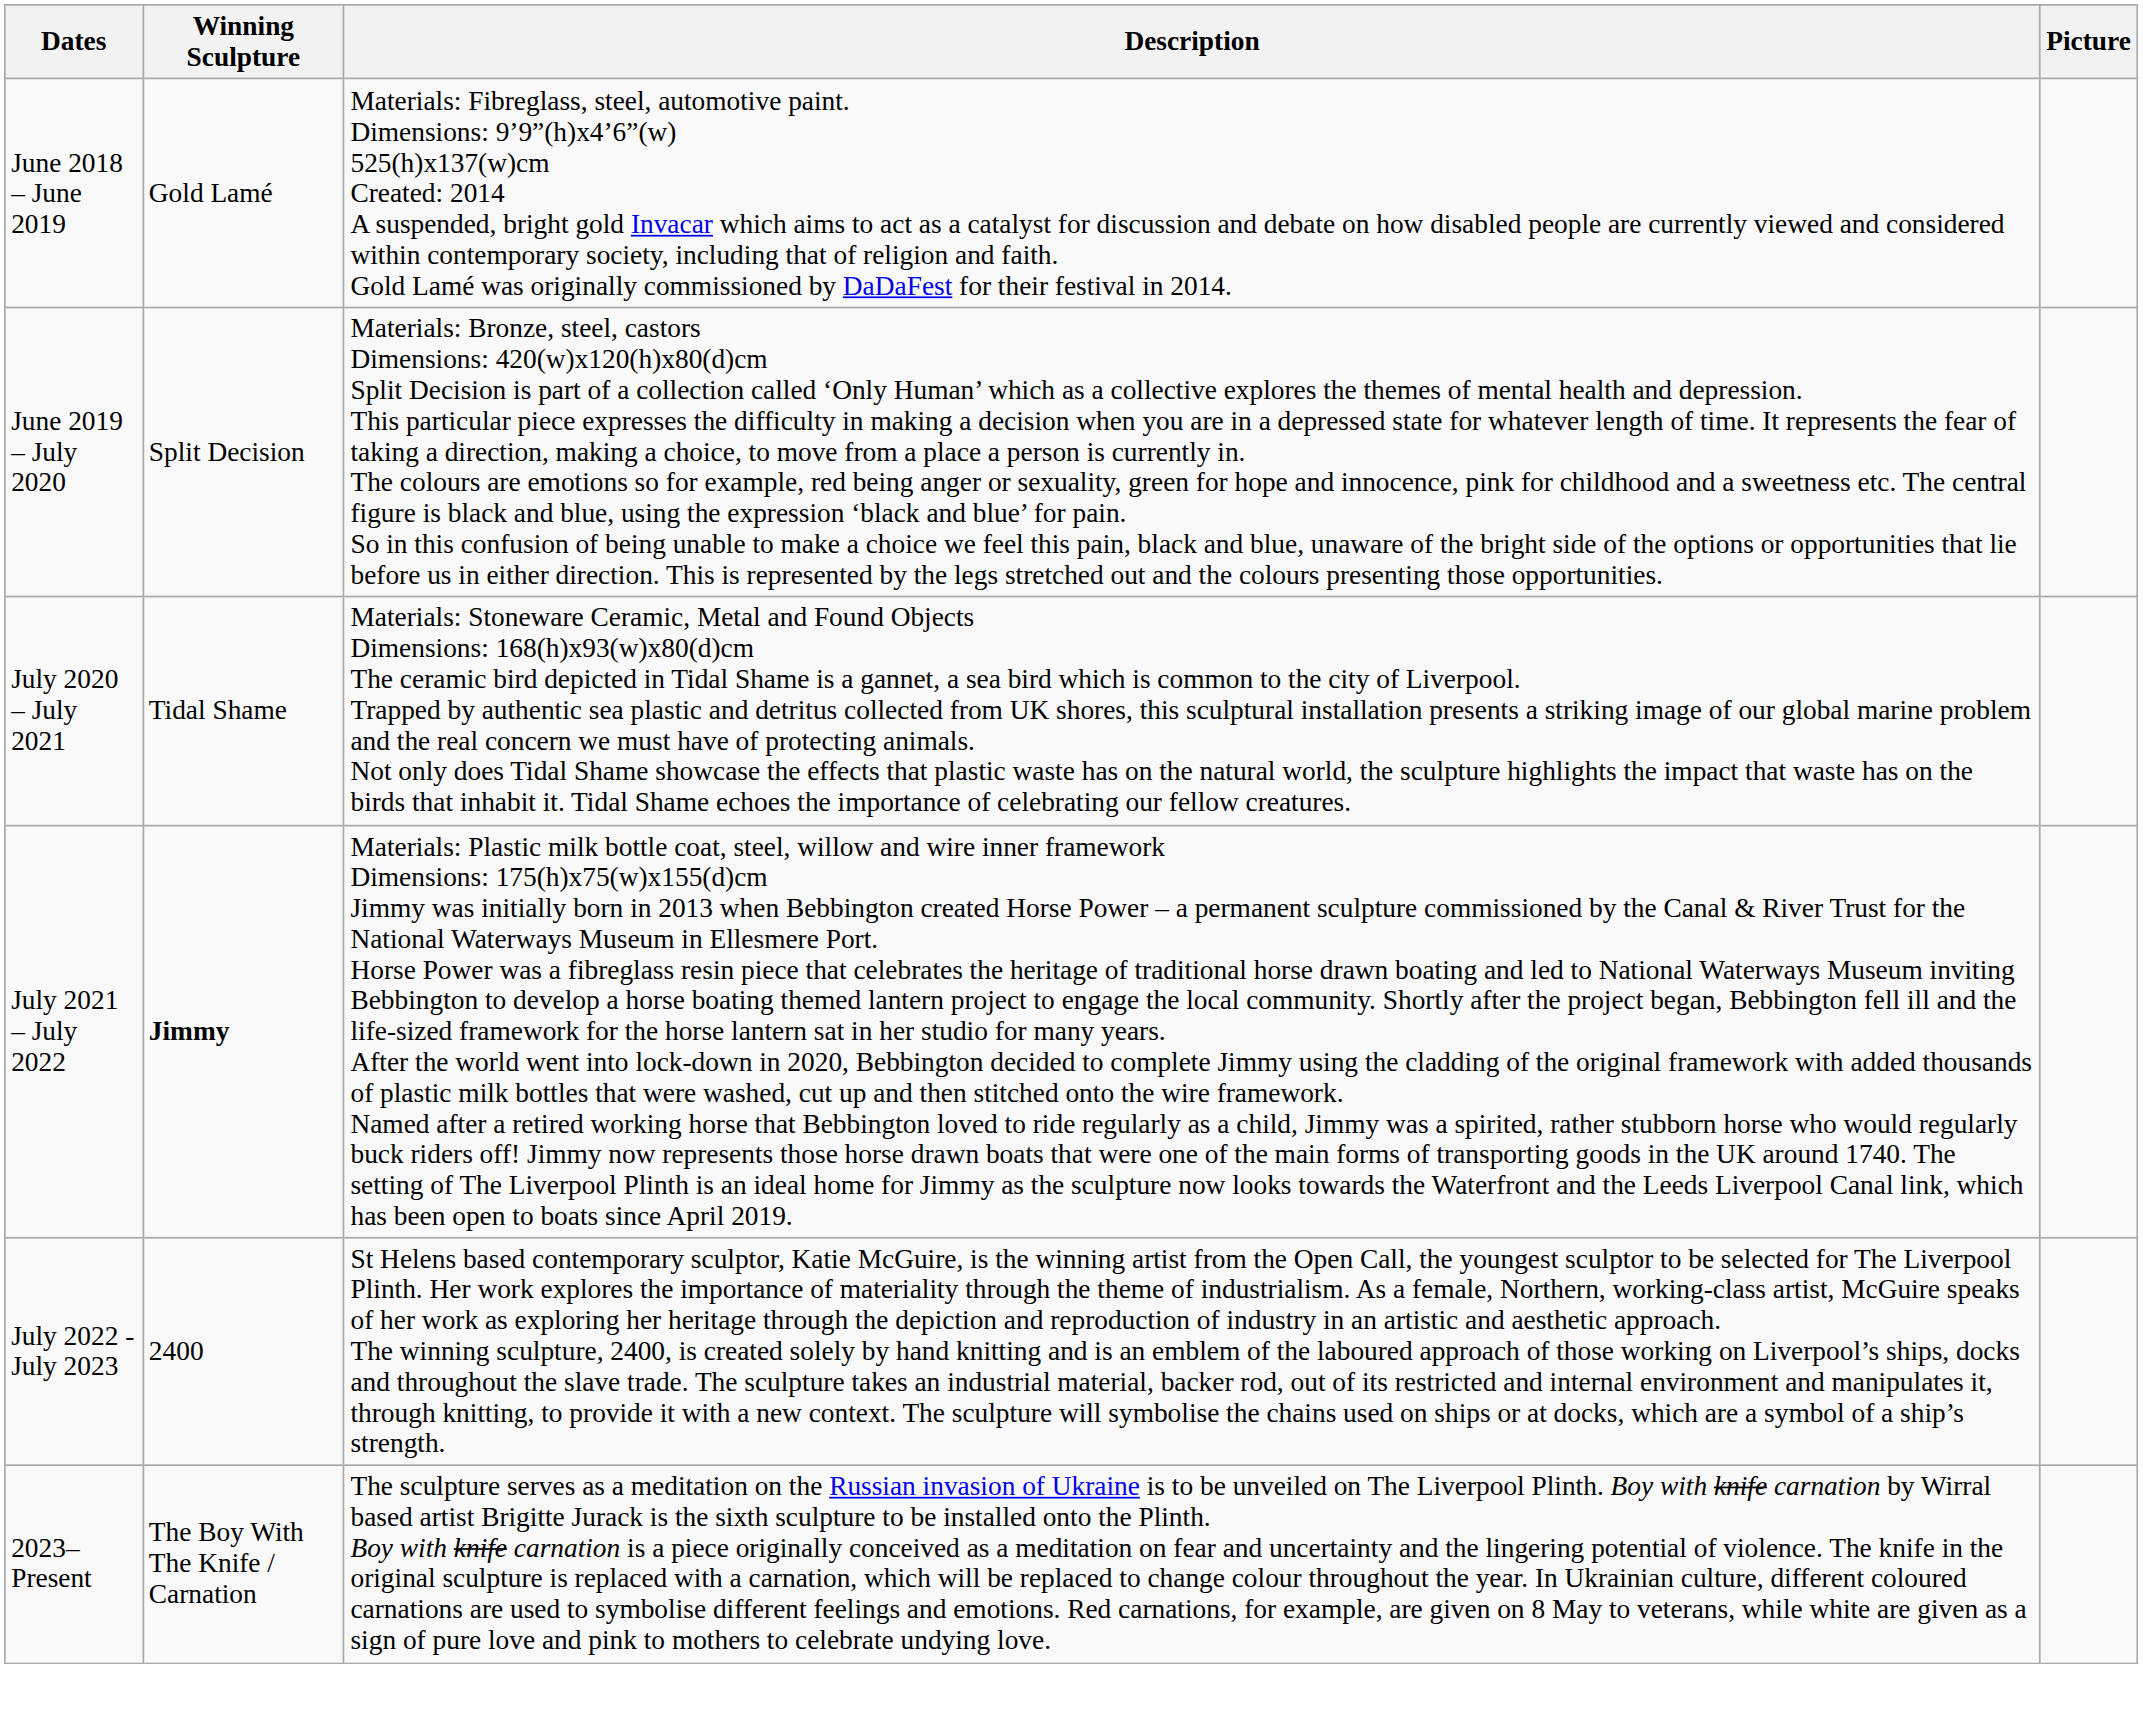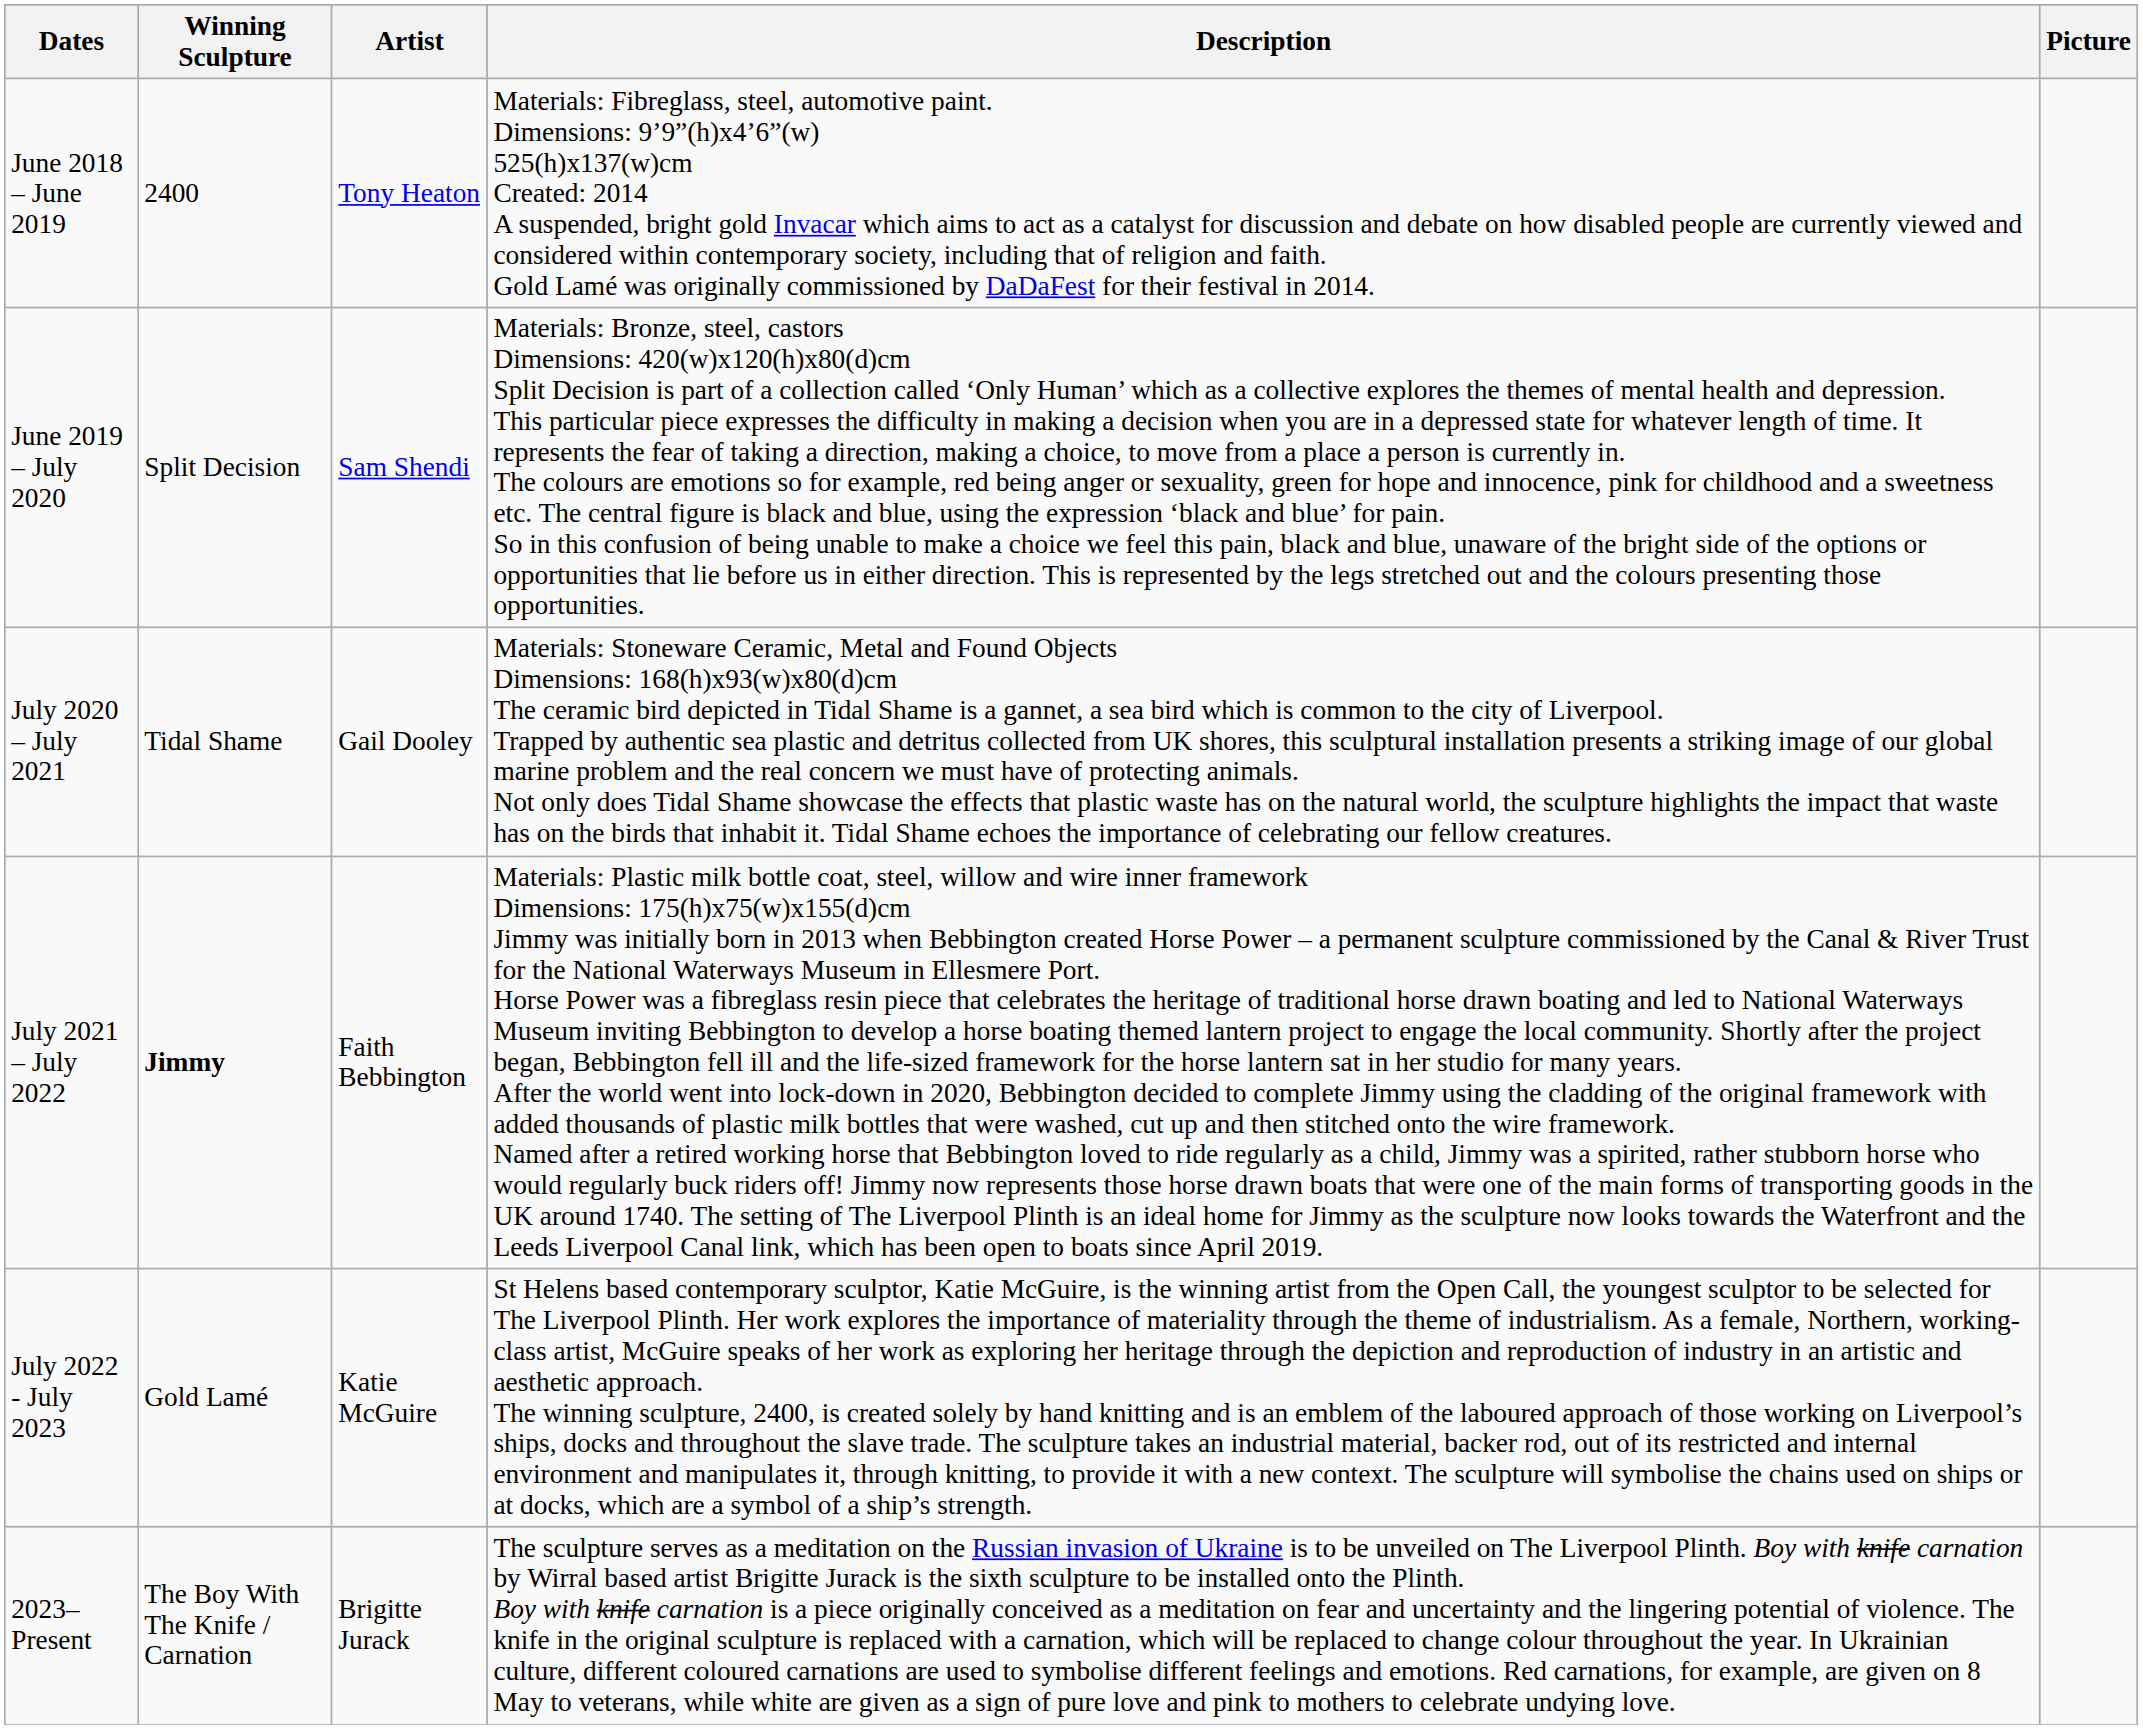+ column: (410, 41)
(211, 192) Gold Lamé -> (172, 192) 2400
(176, 1351) 2400 -> (206, 1397) Gold Lamé
